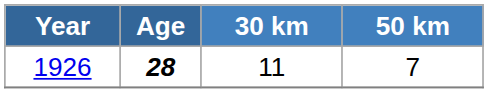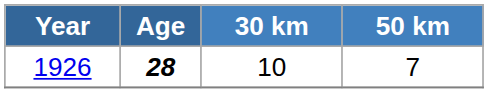(272, 67) 11 -> (272, 67) 10
